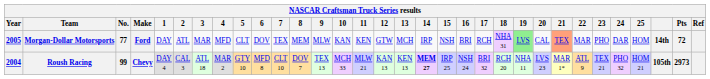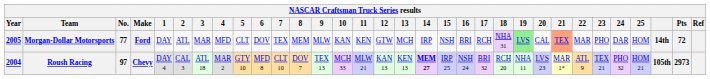(123, 63) 99 -> (123, 63) 97
